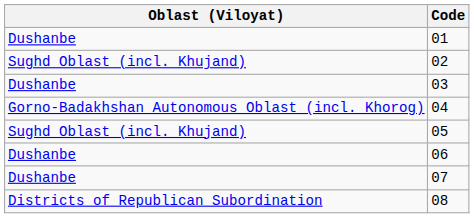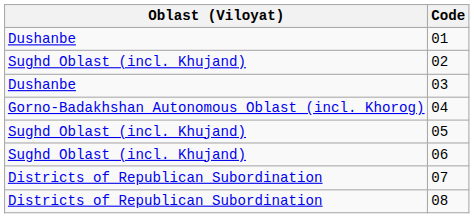(42, 155) Dushanbe -> (127, 155) Sughd Oblast (incl. Khujand)
(42, 178) Dushanbe -> (165, 178) Districts of Republican Subordination
